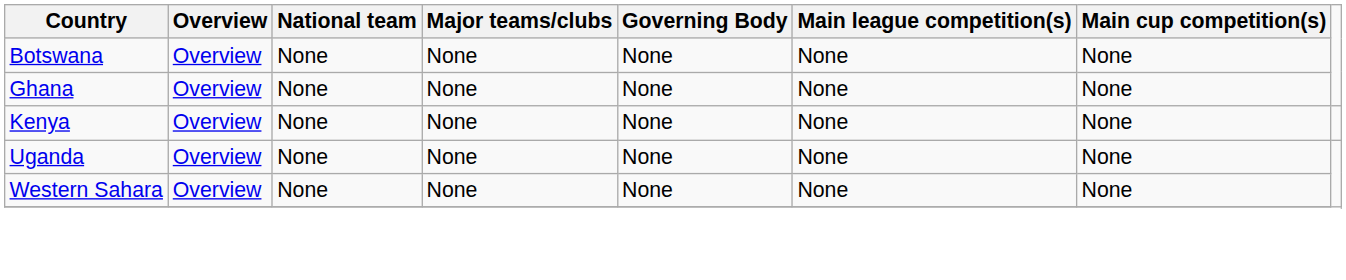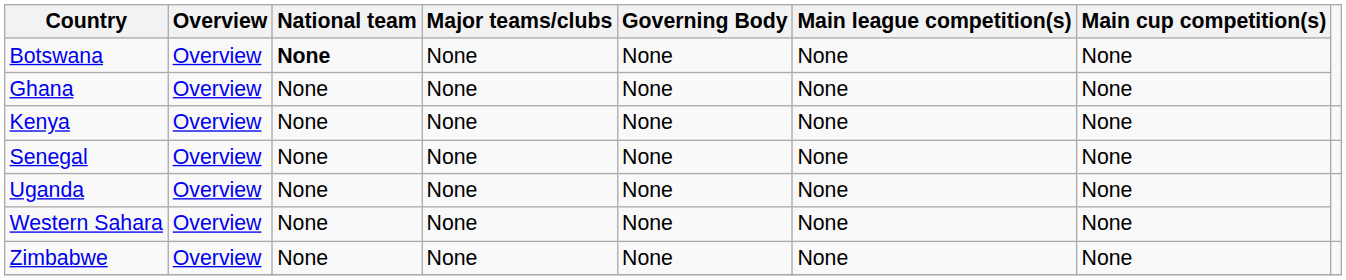(303, 55) normal -> (304, 55) bold
+ row: (49, 156)
+ row: (59, 257)
